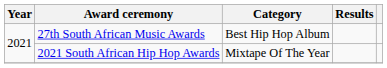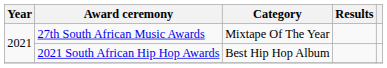(277, 33) Best Hip Hop Album -> (277, 33) Mixtape Of The Year
(277, 53) Mixtape Of The Year -> (277, 53) Best Hip Hop Album
